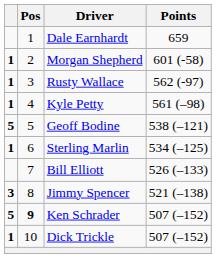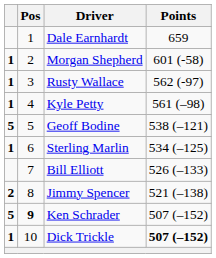(11, 192) 3 -> (11, 192) 2
(178, 236) normal -> (178, 236) bold
